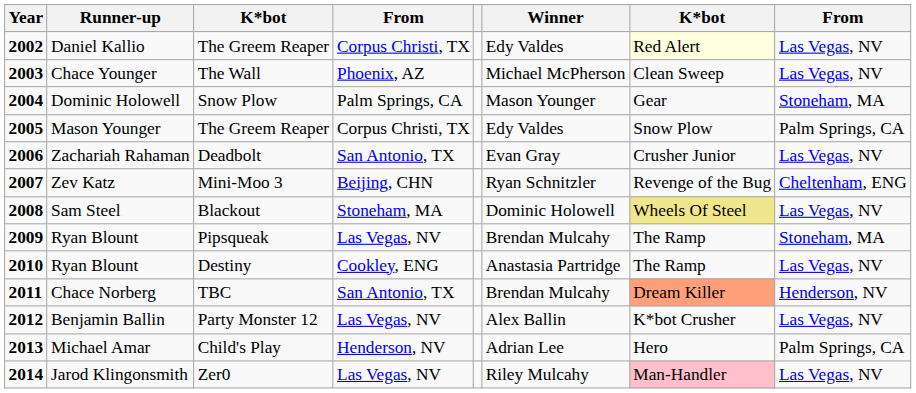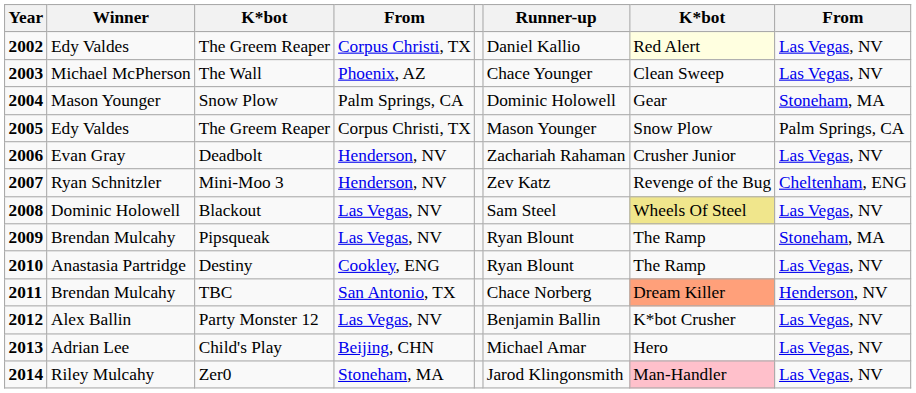columns swapped: (556, 18) <-> (120, 18)
(396, 155) San Antonio, TX -> (392, 155) Henderson, NV
(385, 182) Beijing, CHN -> (392, 182) Henderson, NV
(390, 210) Stoneham, MA -> (390, 210) Las Vegas, NV
(391, 347) Henderson, NV -> (386, 347) Beijing, CHN
(842, 347) Palm Springs, CA -> (831, 347) Las Vegas, NV
(389, 374) Las Vegas, NV -> (391, 374) Stoneham, MA
